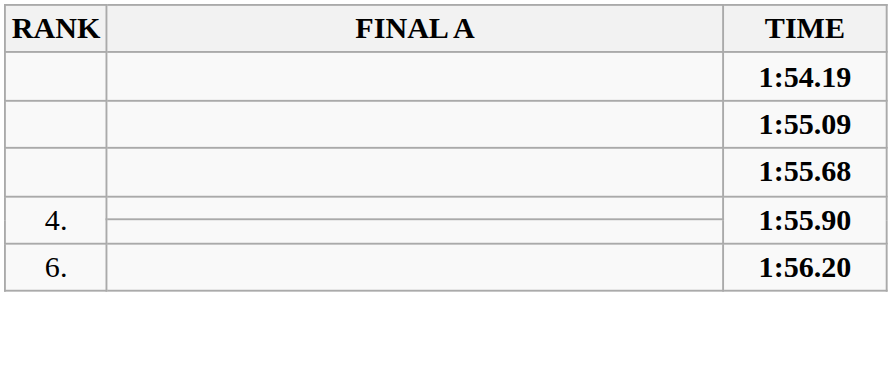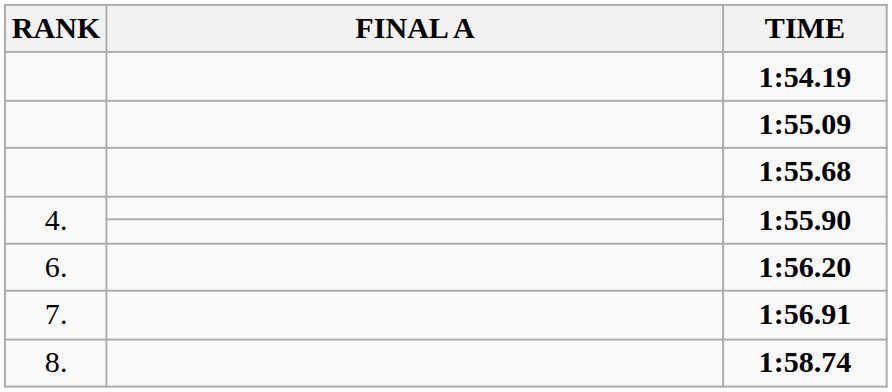+ row: (56, 314)
+ row: (56, 362)
